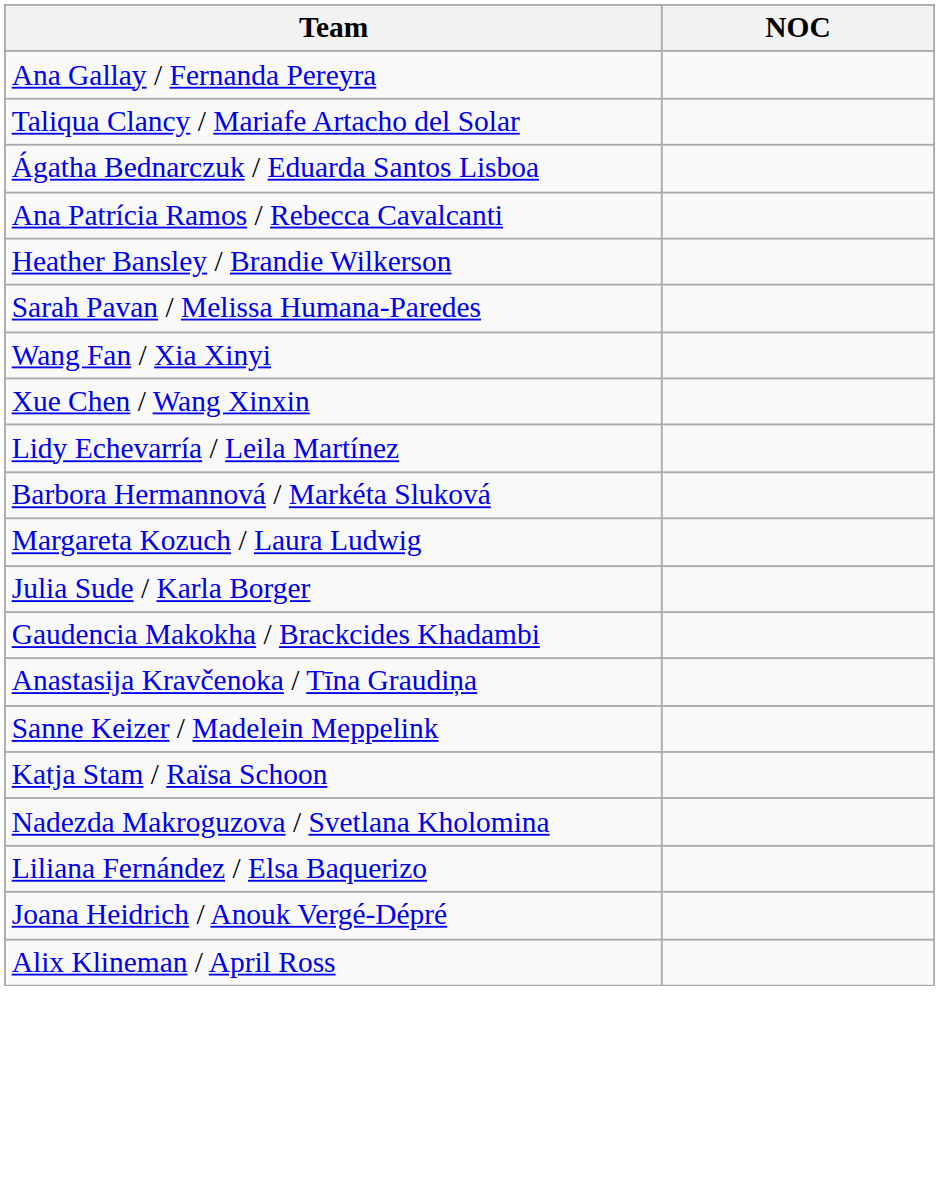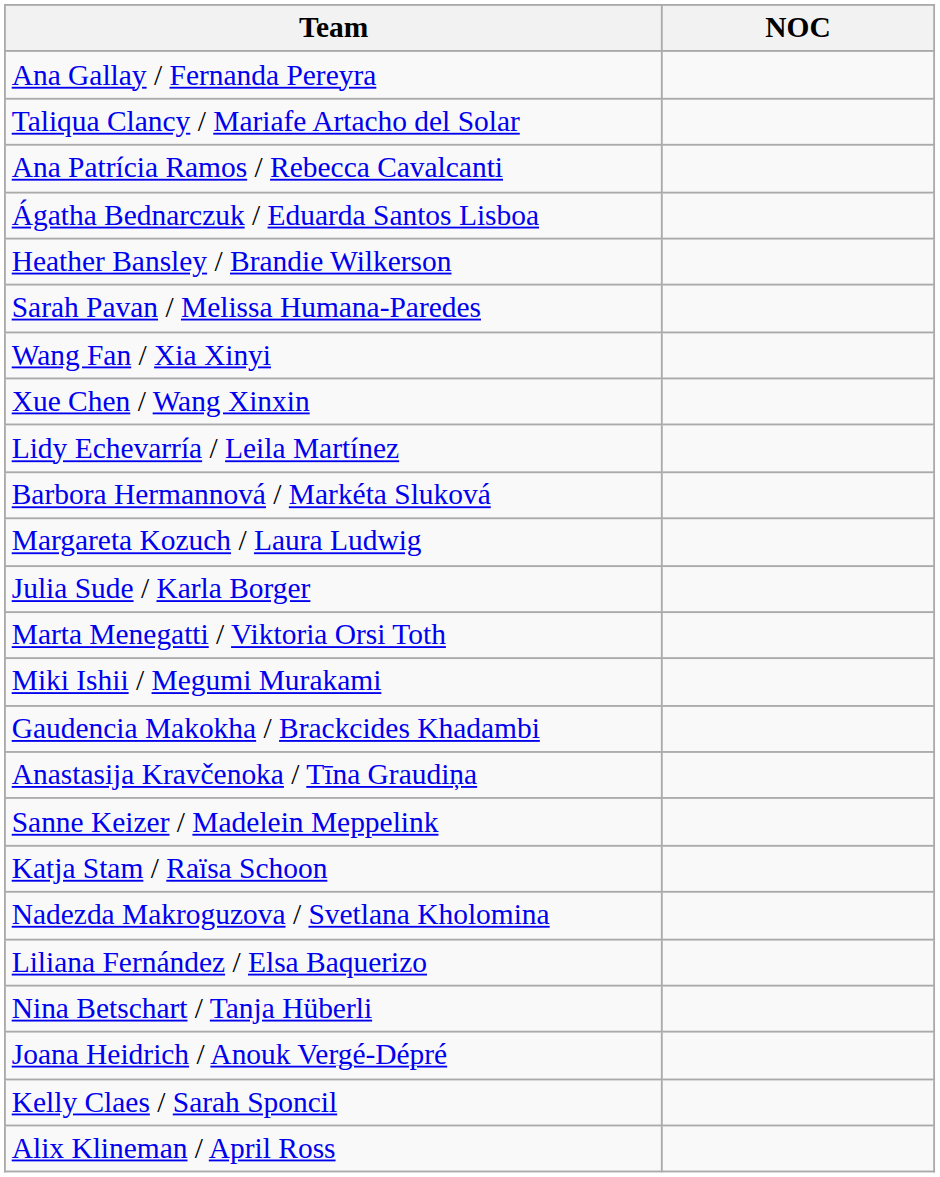rows swapped: (275, 167) <-> (257, 214)
+ row: (229, 634)
+ row: (197, 681)
+ row: (192, 1008)
+ row: (174, 1101)
